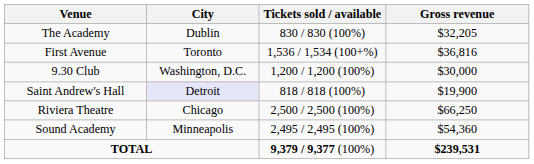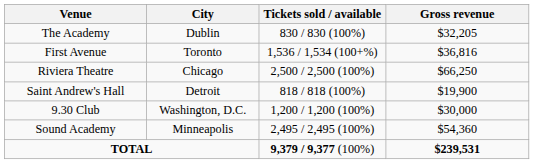rows swapped: (76, 110) <-> (76, 71)
(203, 91) lavender background -> (203, 91) no background
